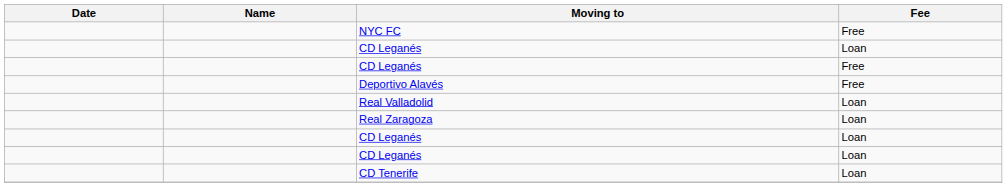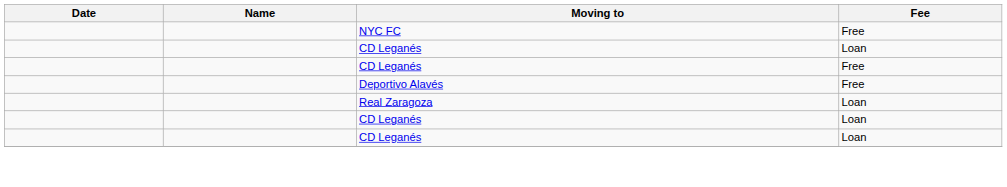- row: (396, 102)
- row: (389, 173)
